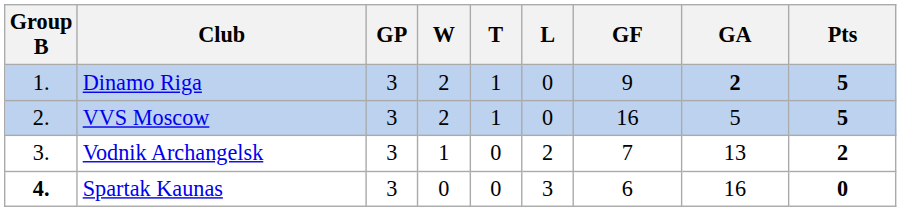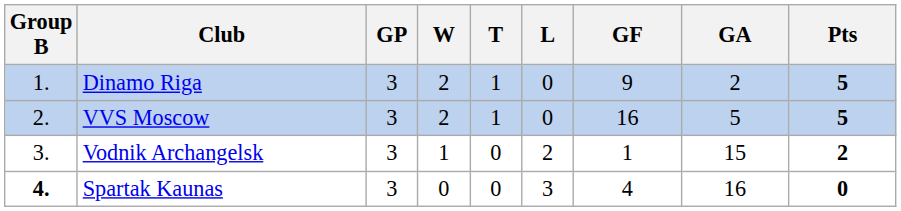(735, 82) bold -> (735, 82) normal
(627, 152) 7 -> (627, 152) 1
(735, 152) 13 -> (735, 152) 15
(627, 188) 6 -> (627, 188) 4
